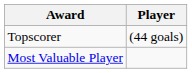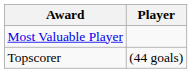rows swapped: (65, 57) <-> (34, 36)
